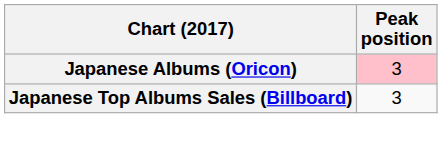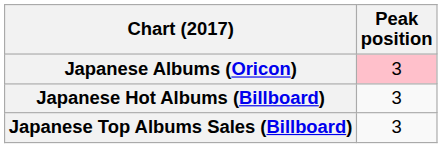+ row: (181, 98)
